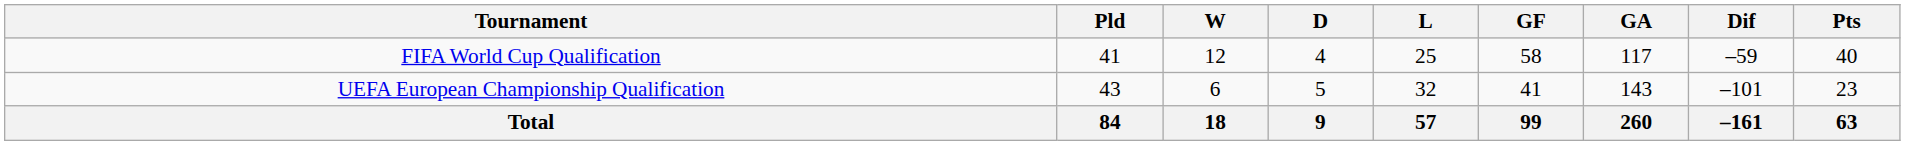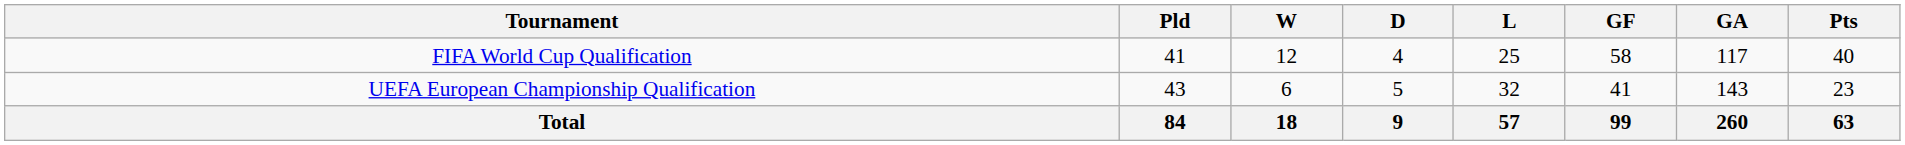- column: (1741, 21)
